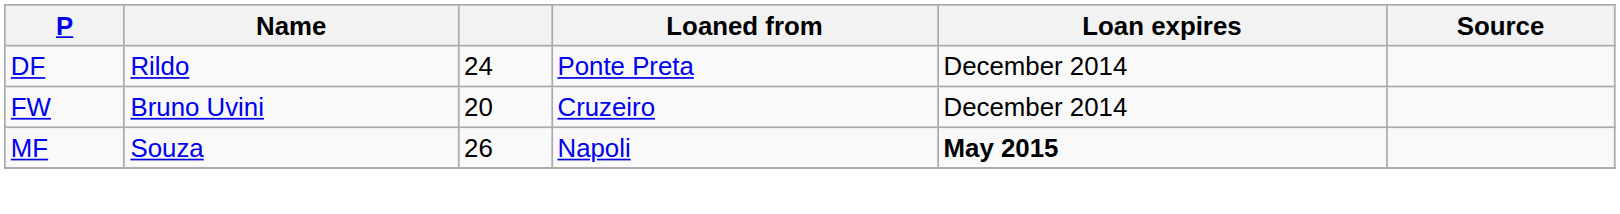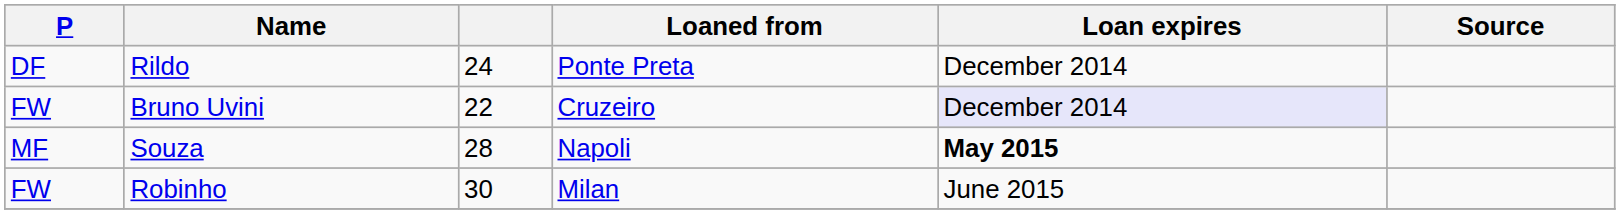(478, 107) 20 -> (478, 107) 22
(1035, 107) no background -> (1035, 107) lavender background
(478, 148) 26 -> (478, 148) 28
+ row: (179, 189)
